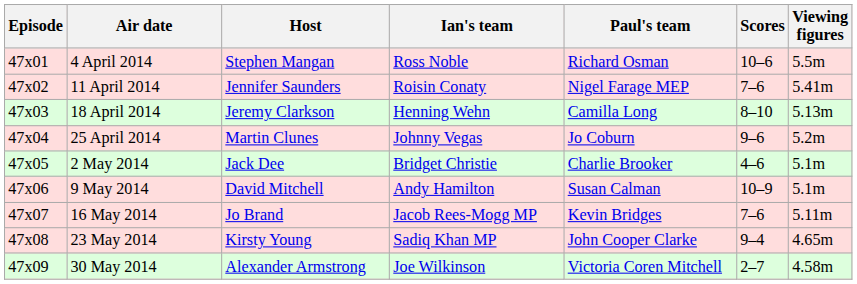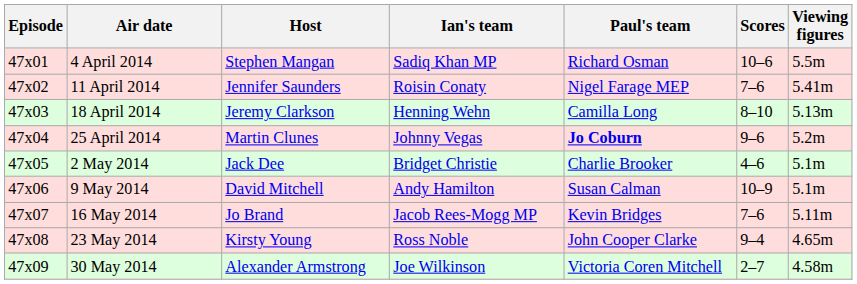(431, 61) Ross Noble -> (445, 61) Sadiq Khan MP
(601, 138) normal -> (605, 138) bold
(445, 240) Sadiq Khan MP -> (431, 240) Ross Noble
